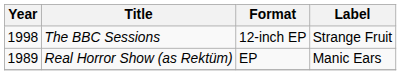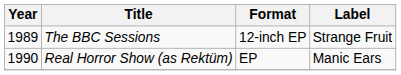(23, 37) 1998 -> (23, 37) 1989
(23, 59) 1989 -> (23, 59) 1990
